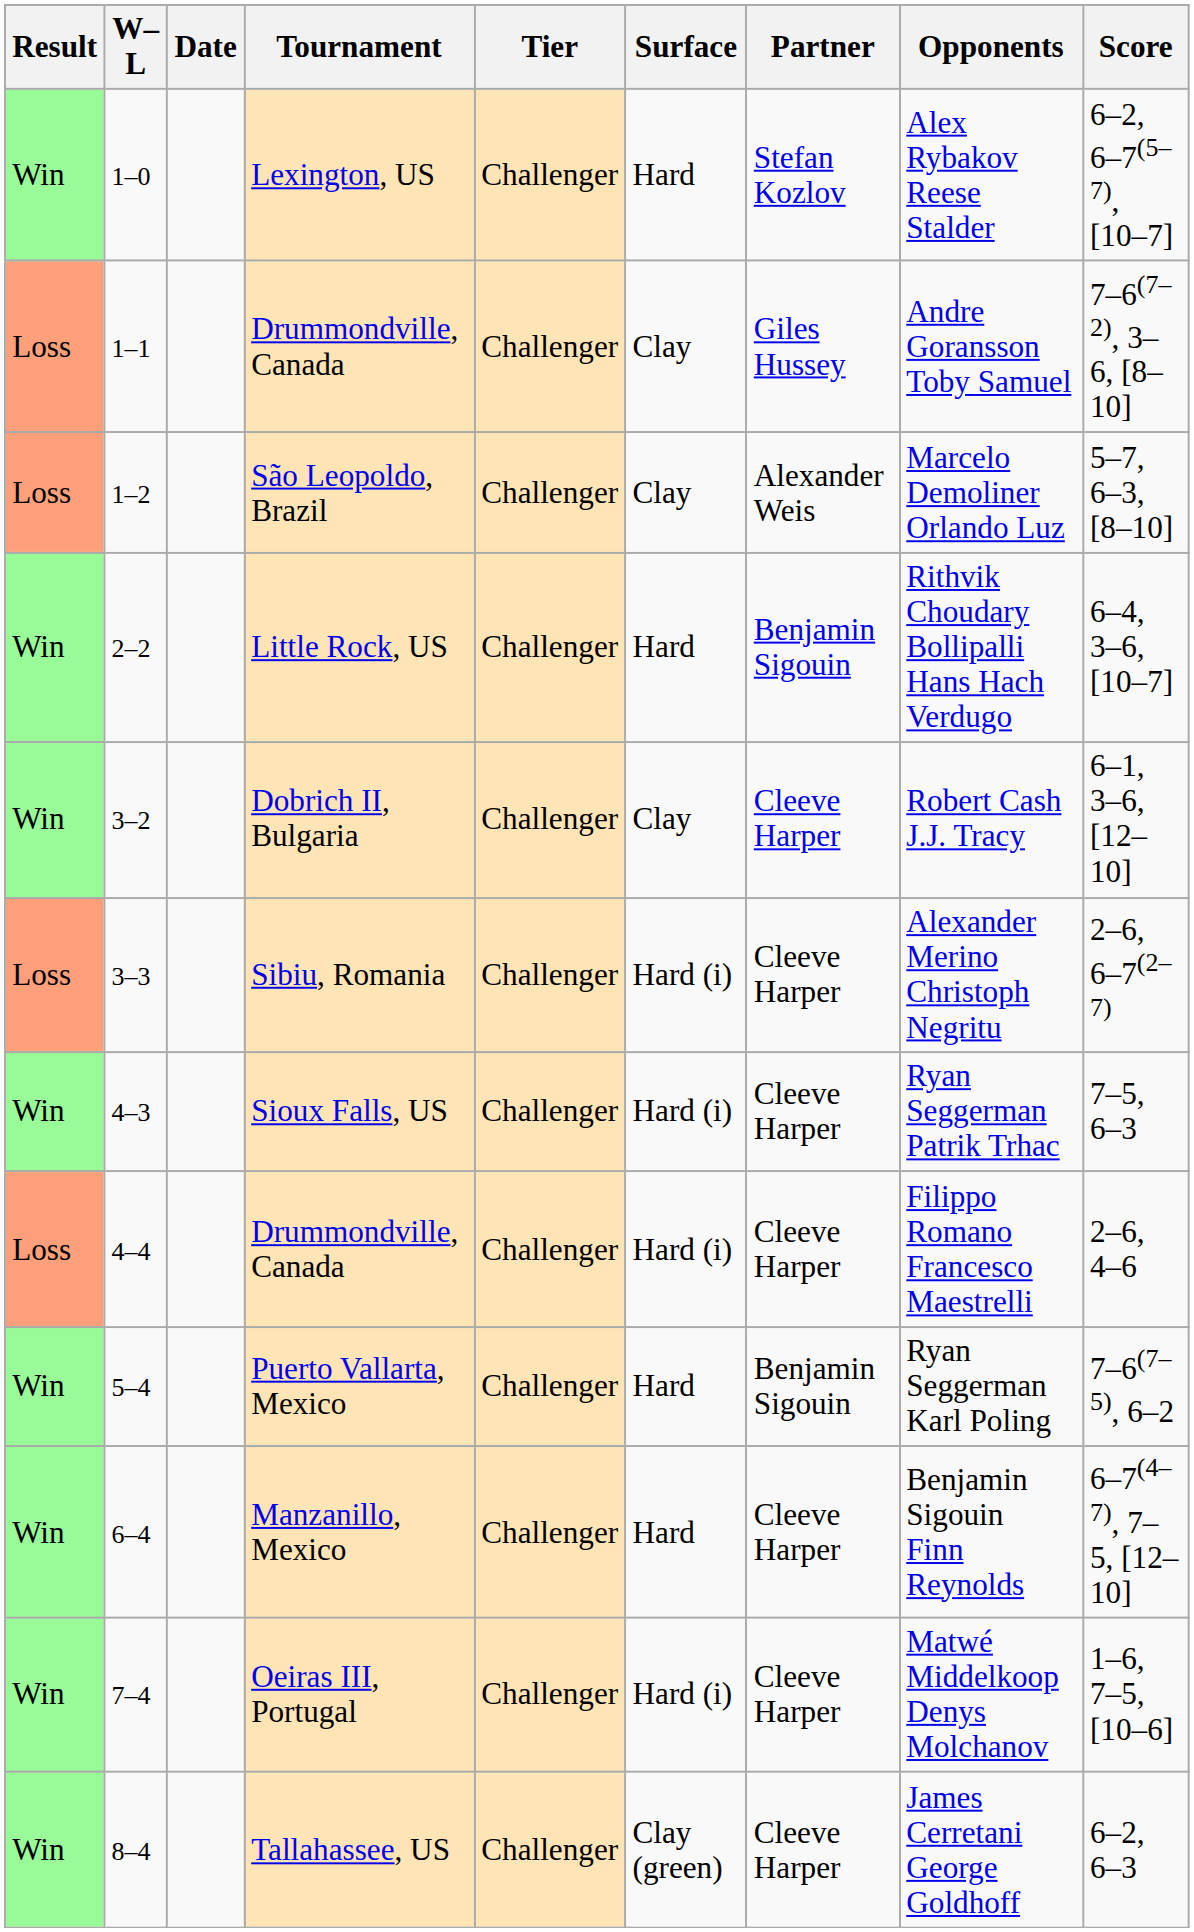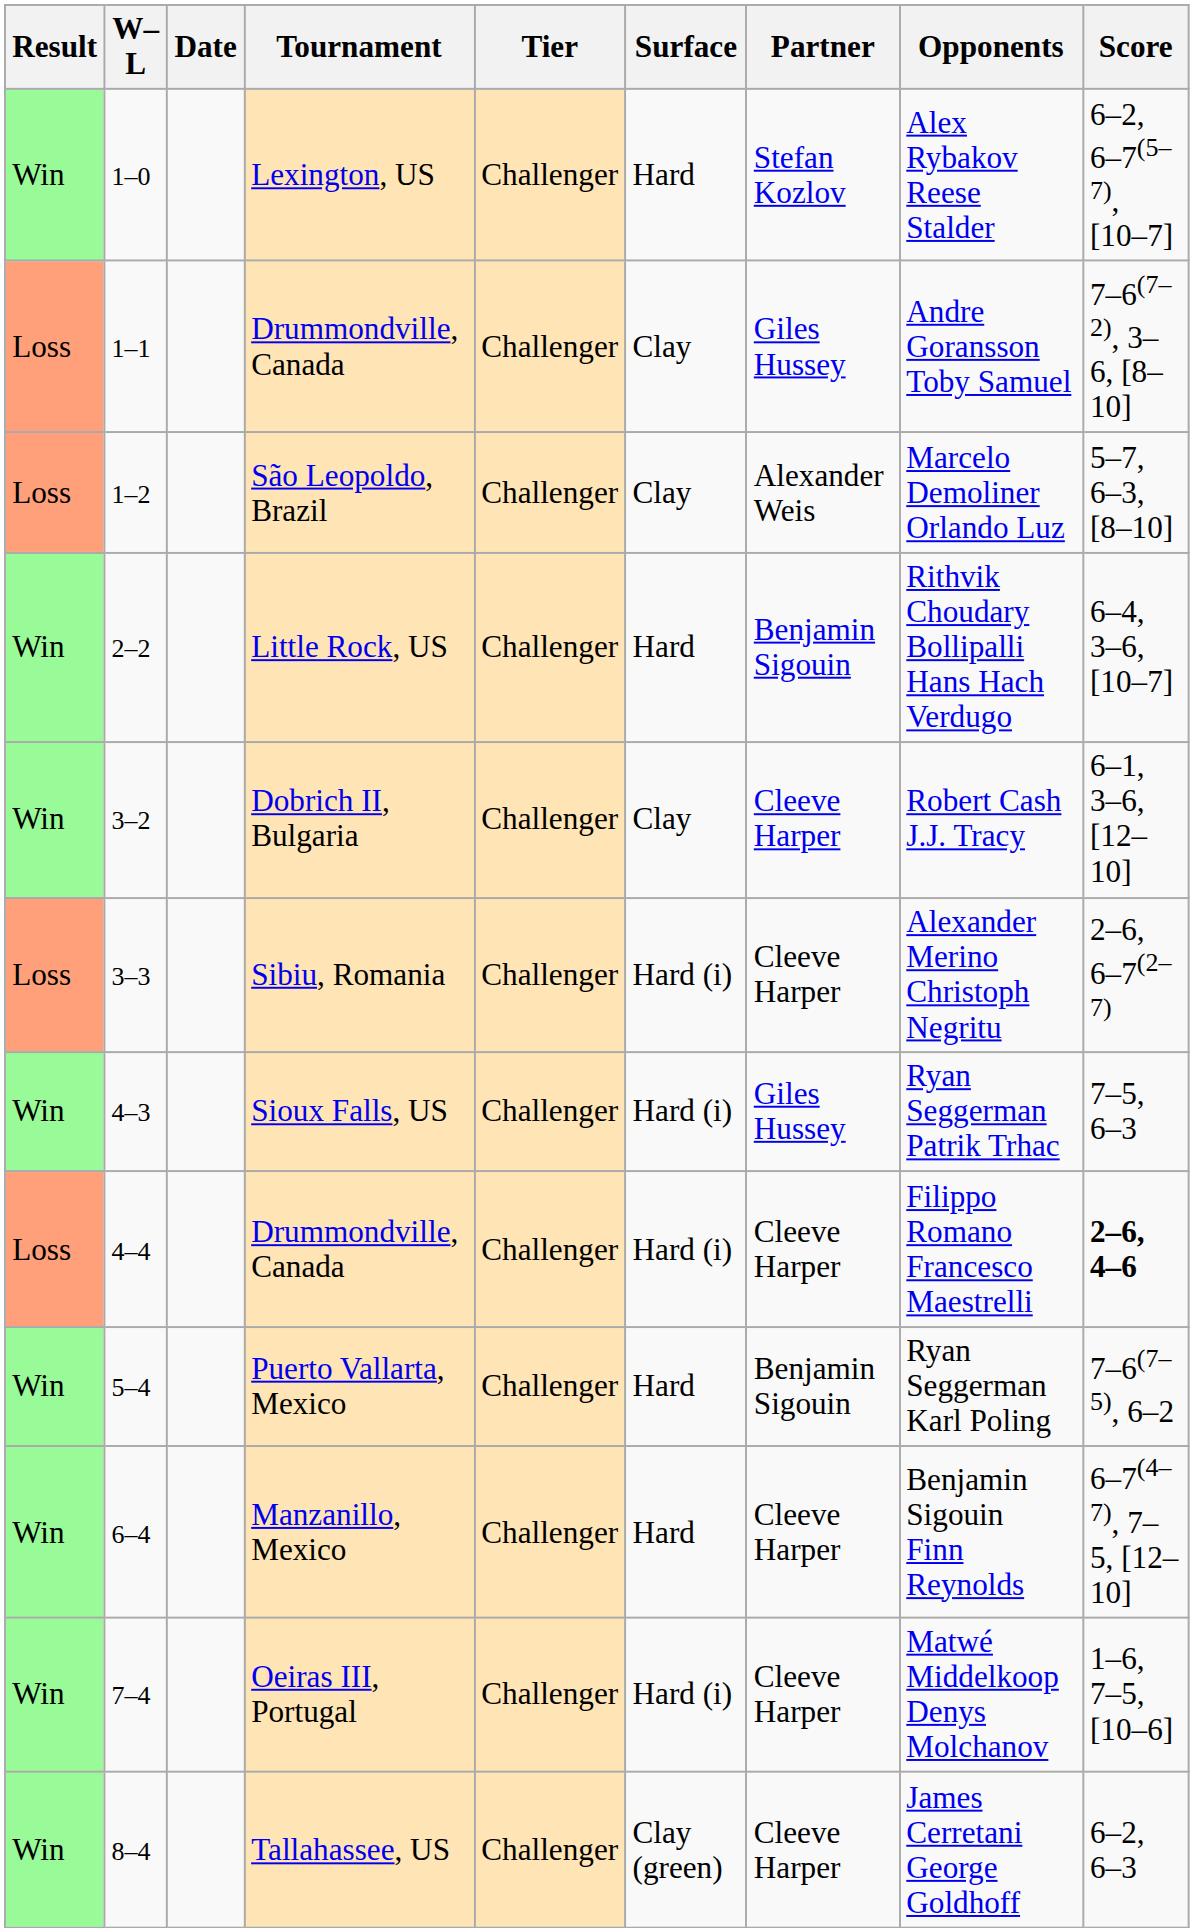(797, 1111) Cleeve Harper -> (800, 1111) Giles Hussey
(1117, 1248) normal -> (1117, 1248) bold
